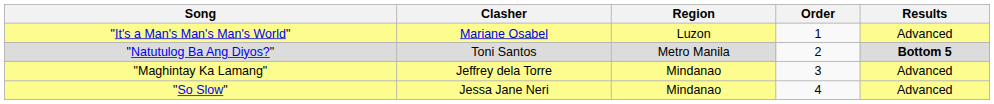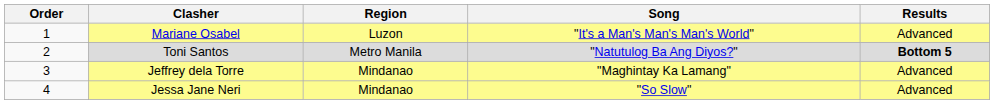columns swapped: (818, 14) <-> (200, 14)
